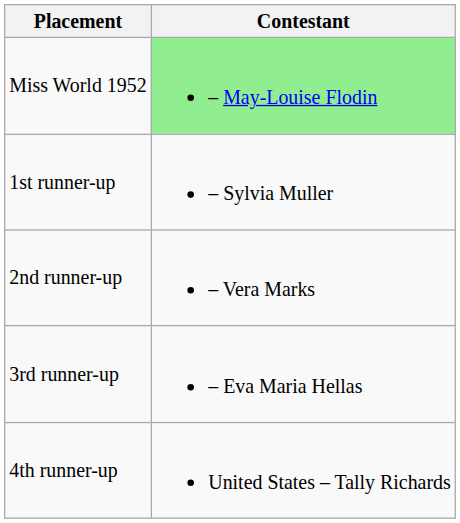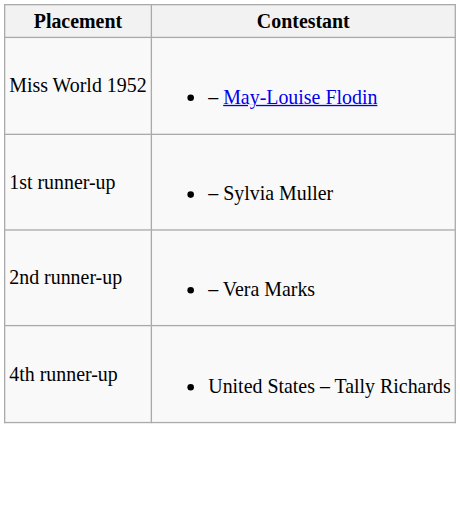(303, 98) lightgreen background -> (303, 98) no background
- row: (64, 374)
